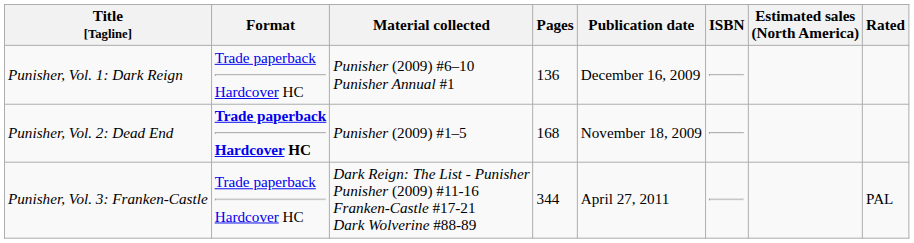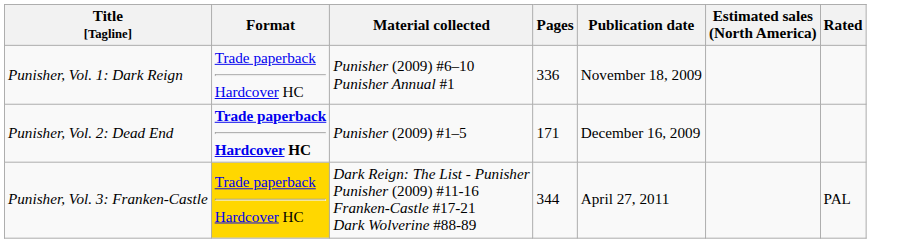- column: (727, 25)
(548, 74) 136 -> (548, 74) 336
(641, 74) December 16, 2009 -> (641, 74) November 18, 2009
(548, 133) 168 -> (548, 133) 171
(641, 133) November 18, 2009 -> (641, 133) December 16, 2009
(270, 200) no background -> (270, 200) gold background
